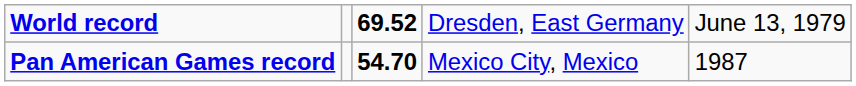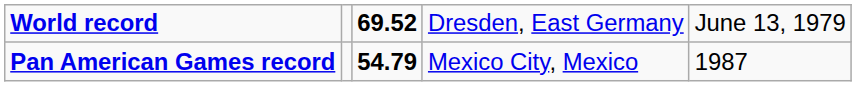(387, 61) 54.70 -> (387, 61) 54.79
